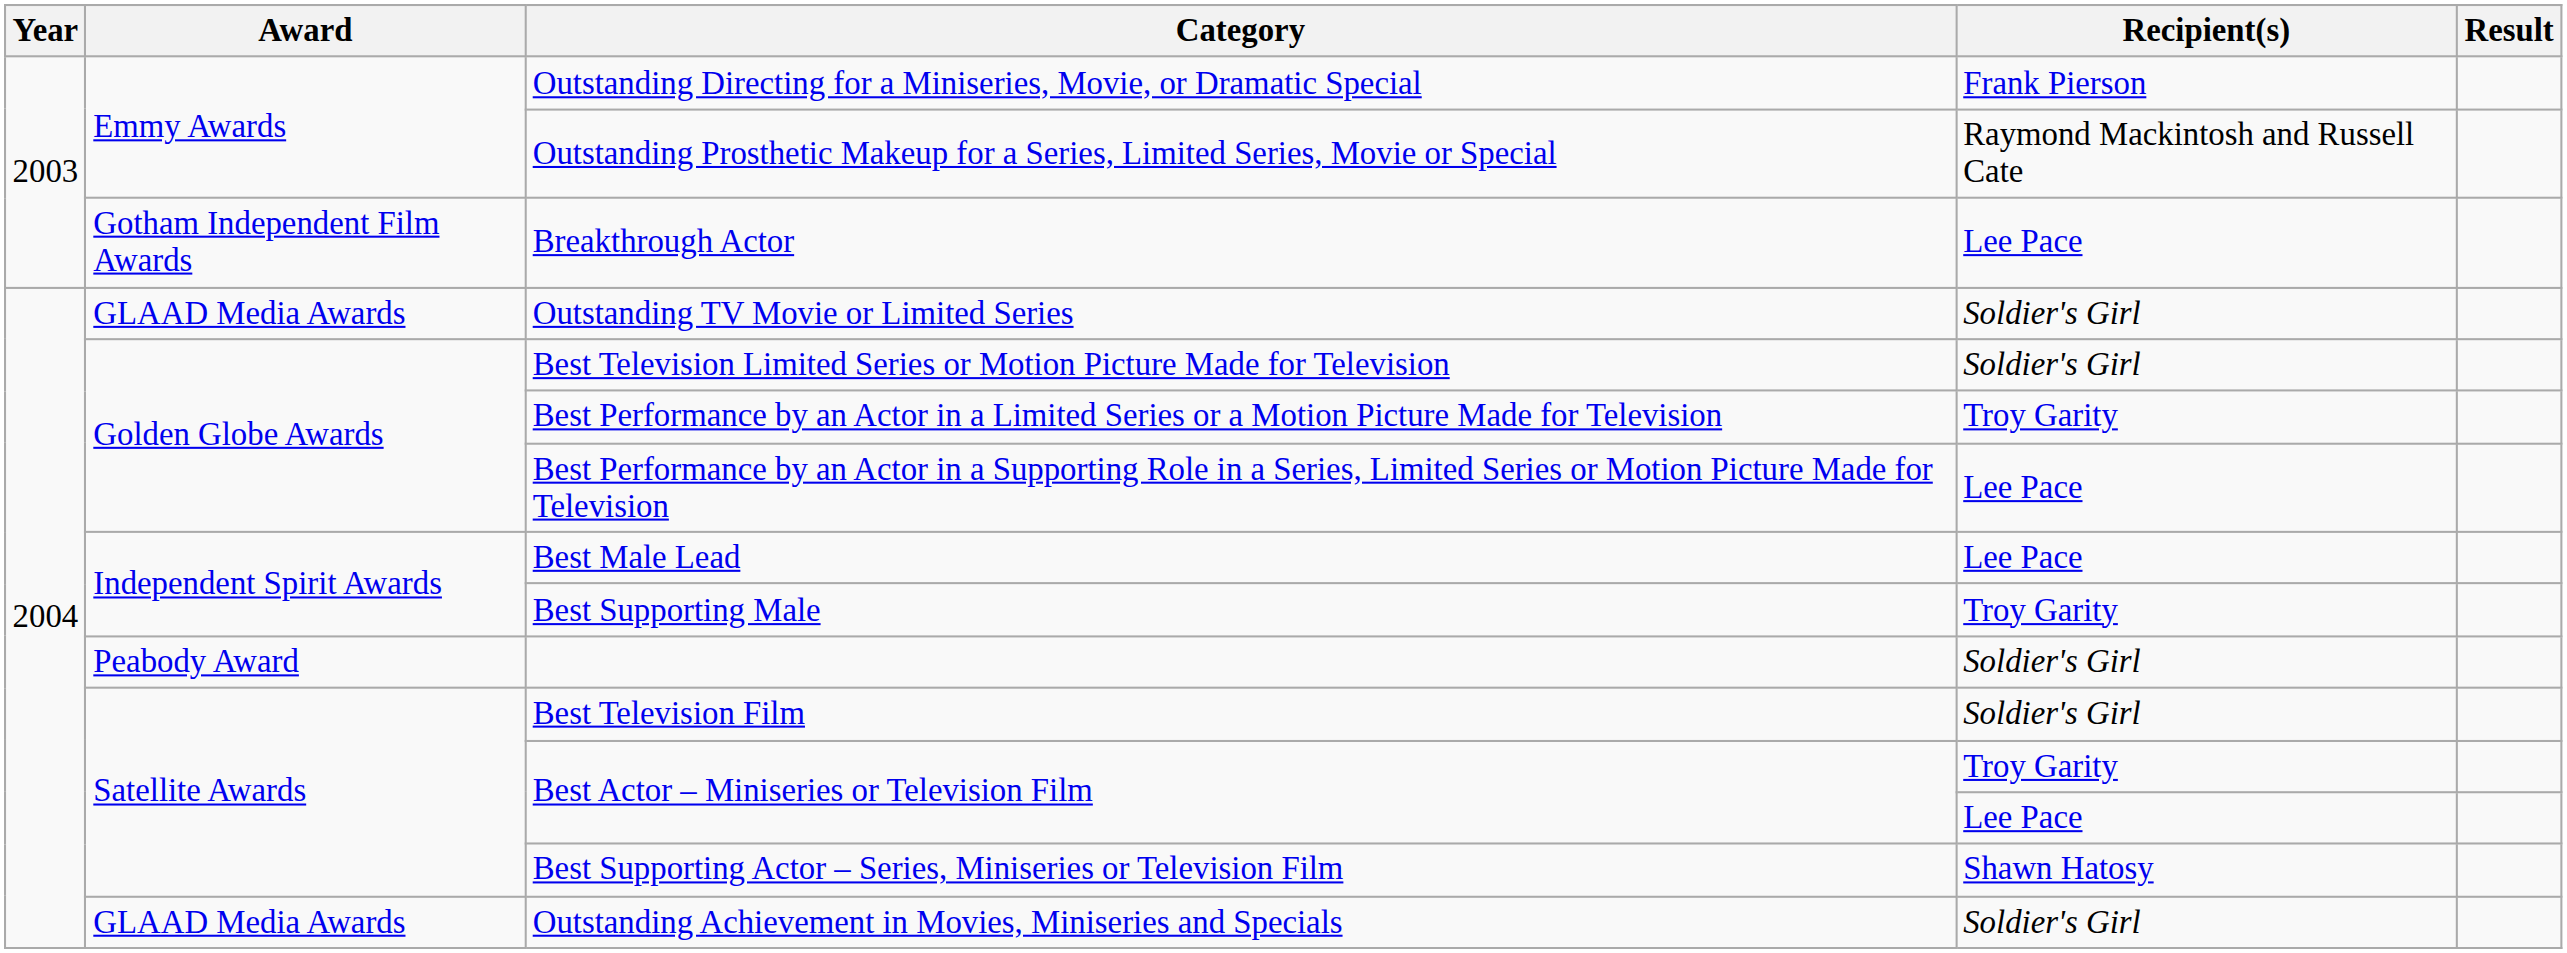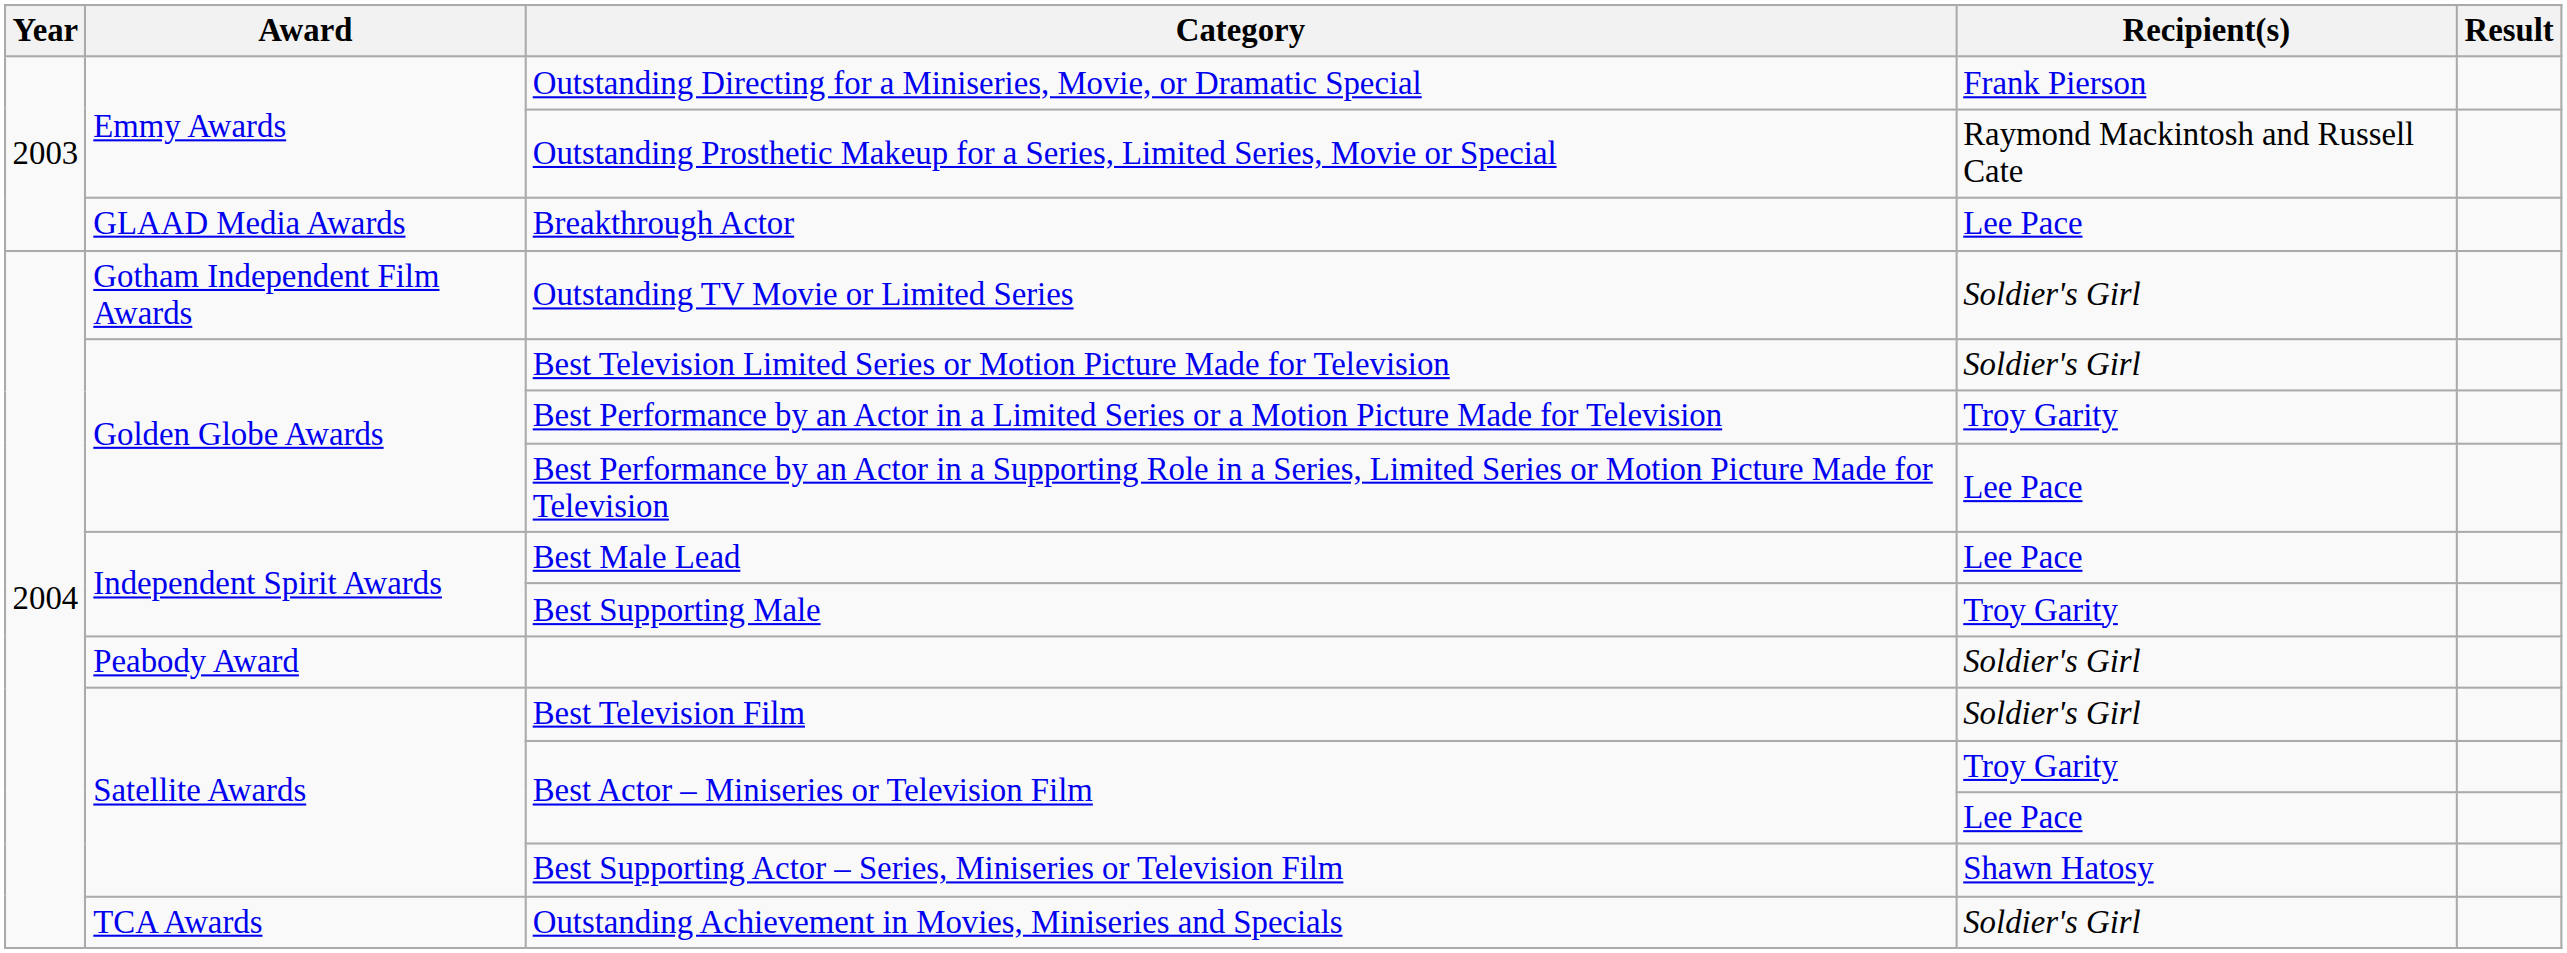(266, 241) Gotham Independent Film Awards -> (249, 223) GLAAD Media Awards
(249, 312) GLAAD Media Awards -> (266, 293) Gotham Independent Film Awards
(249, 921) GLAAD Media Awards -> (178, 921) TCA Awards
